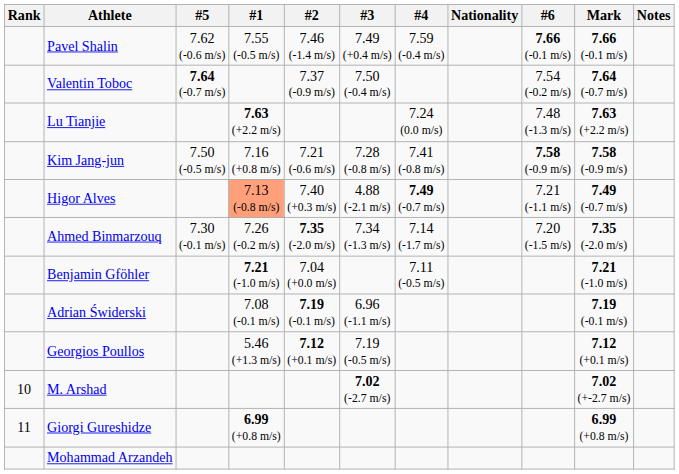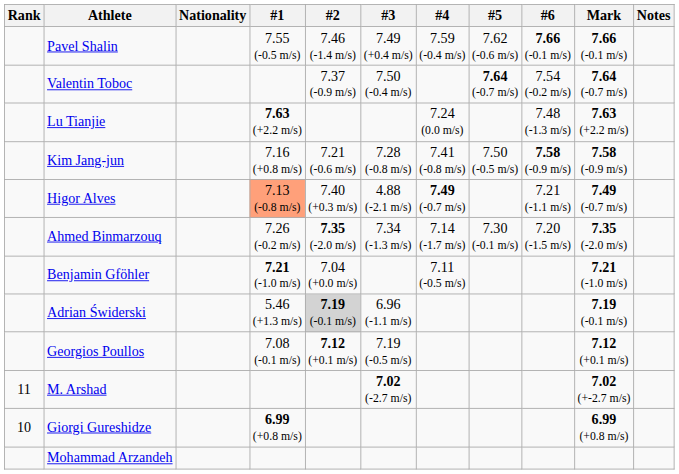columns swapped: (485, 15) <-> (202, 15)
(256, 313) 7.08 (-0.1 m/s) -> (277, 313) 5.46 (+1.3 m/s)
(312, 313) no background -> (333, 313) lightgrey background
(256, 351) 5.46 (+1.3 m/s) -> (277, 351) 7.08 (-0.1 m/s)
(24, 389) 10 -> (24, 389) 11
(24, 427) 11 -> (24, 427) 10
